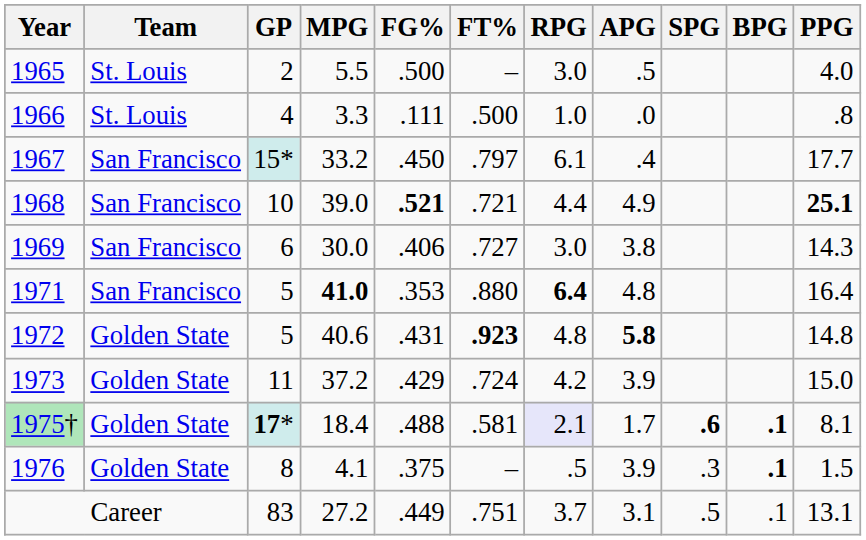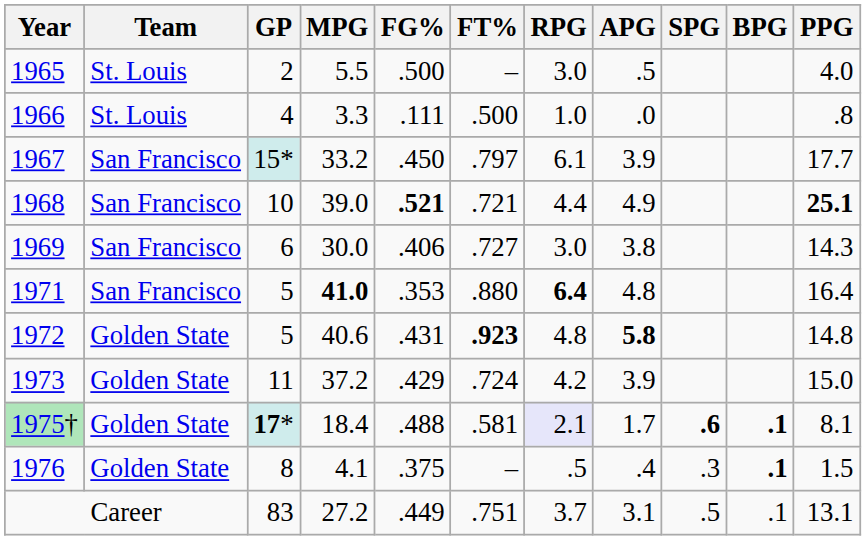(646, 159) .4 -> (639, 159) 3.9
(639, 467) 3.9 -> (646, 467) .4
